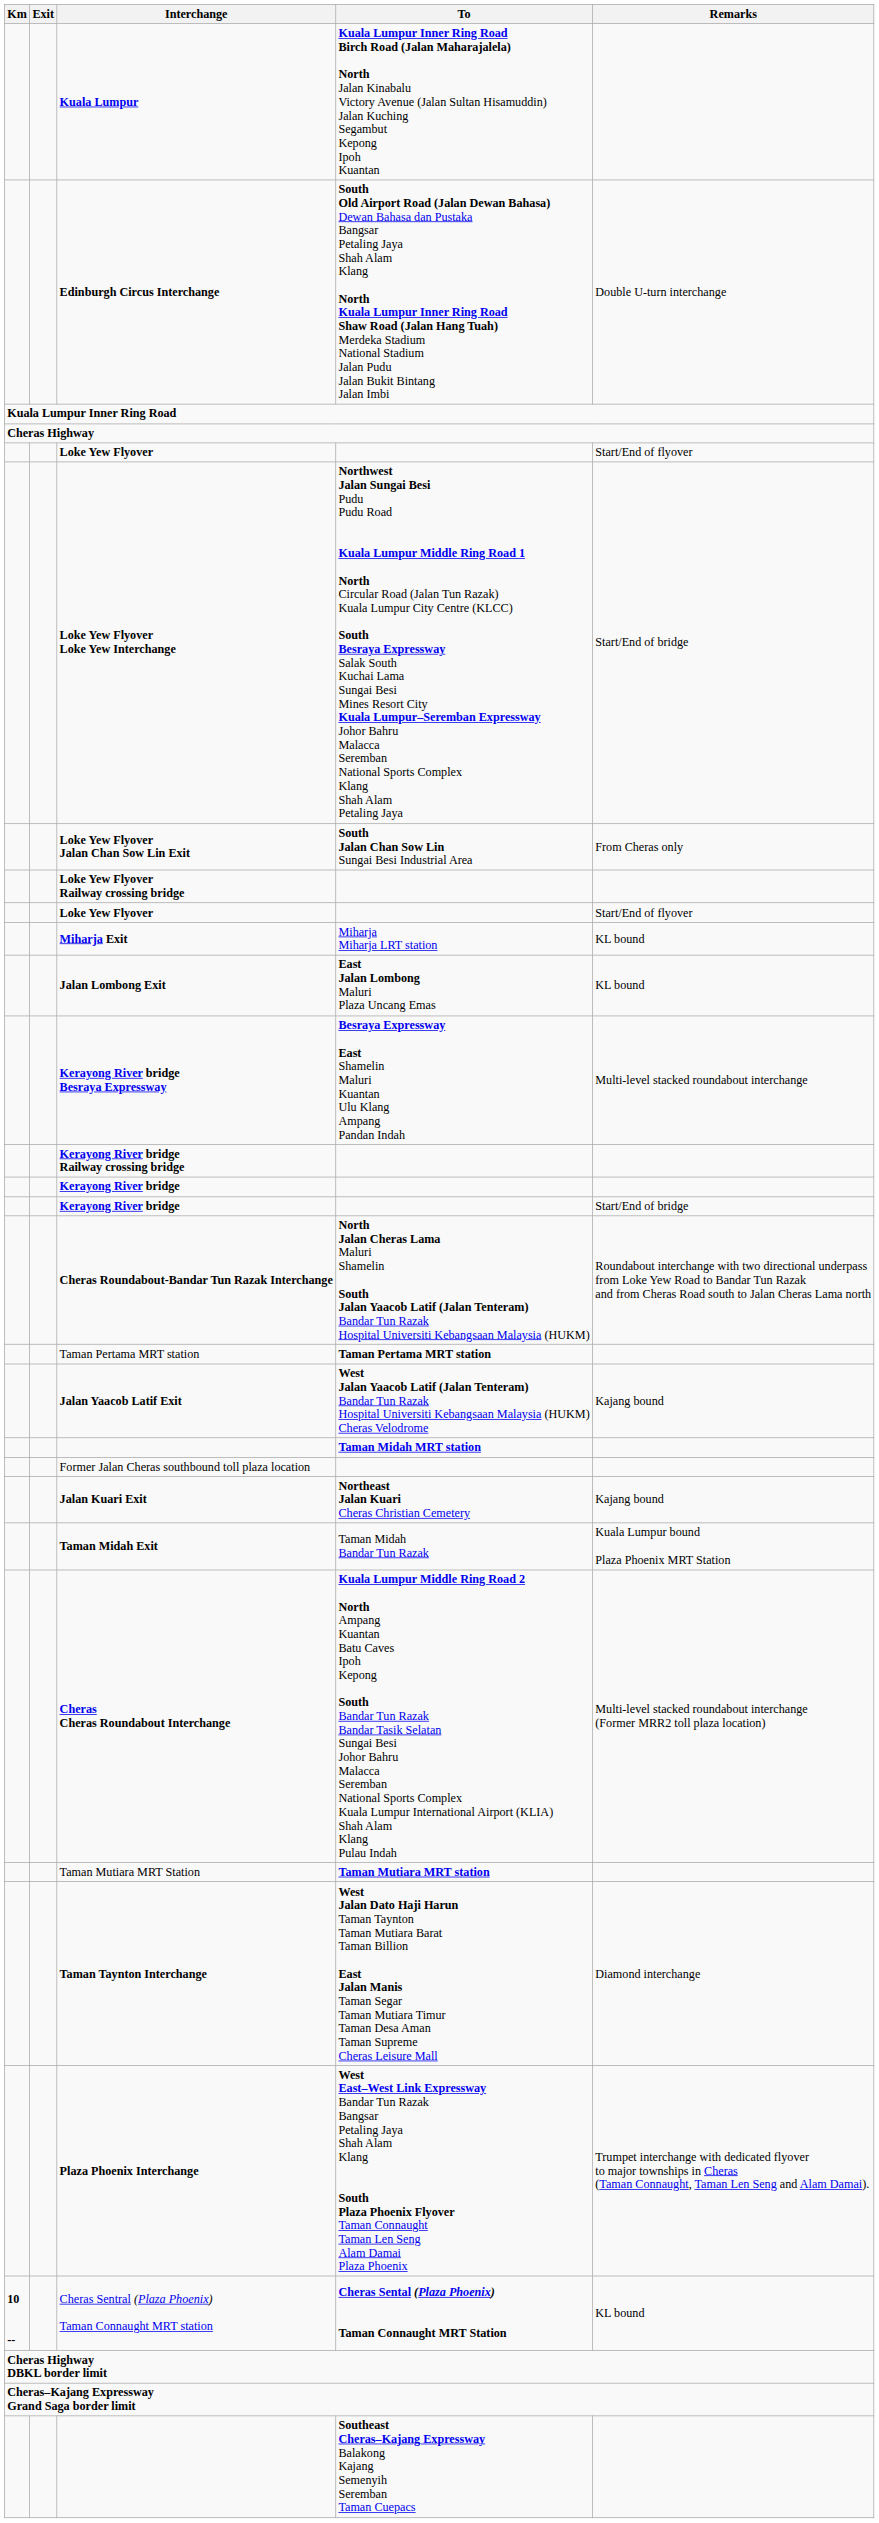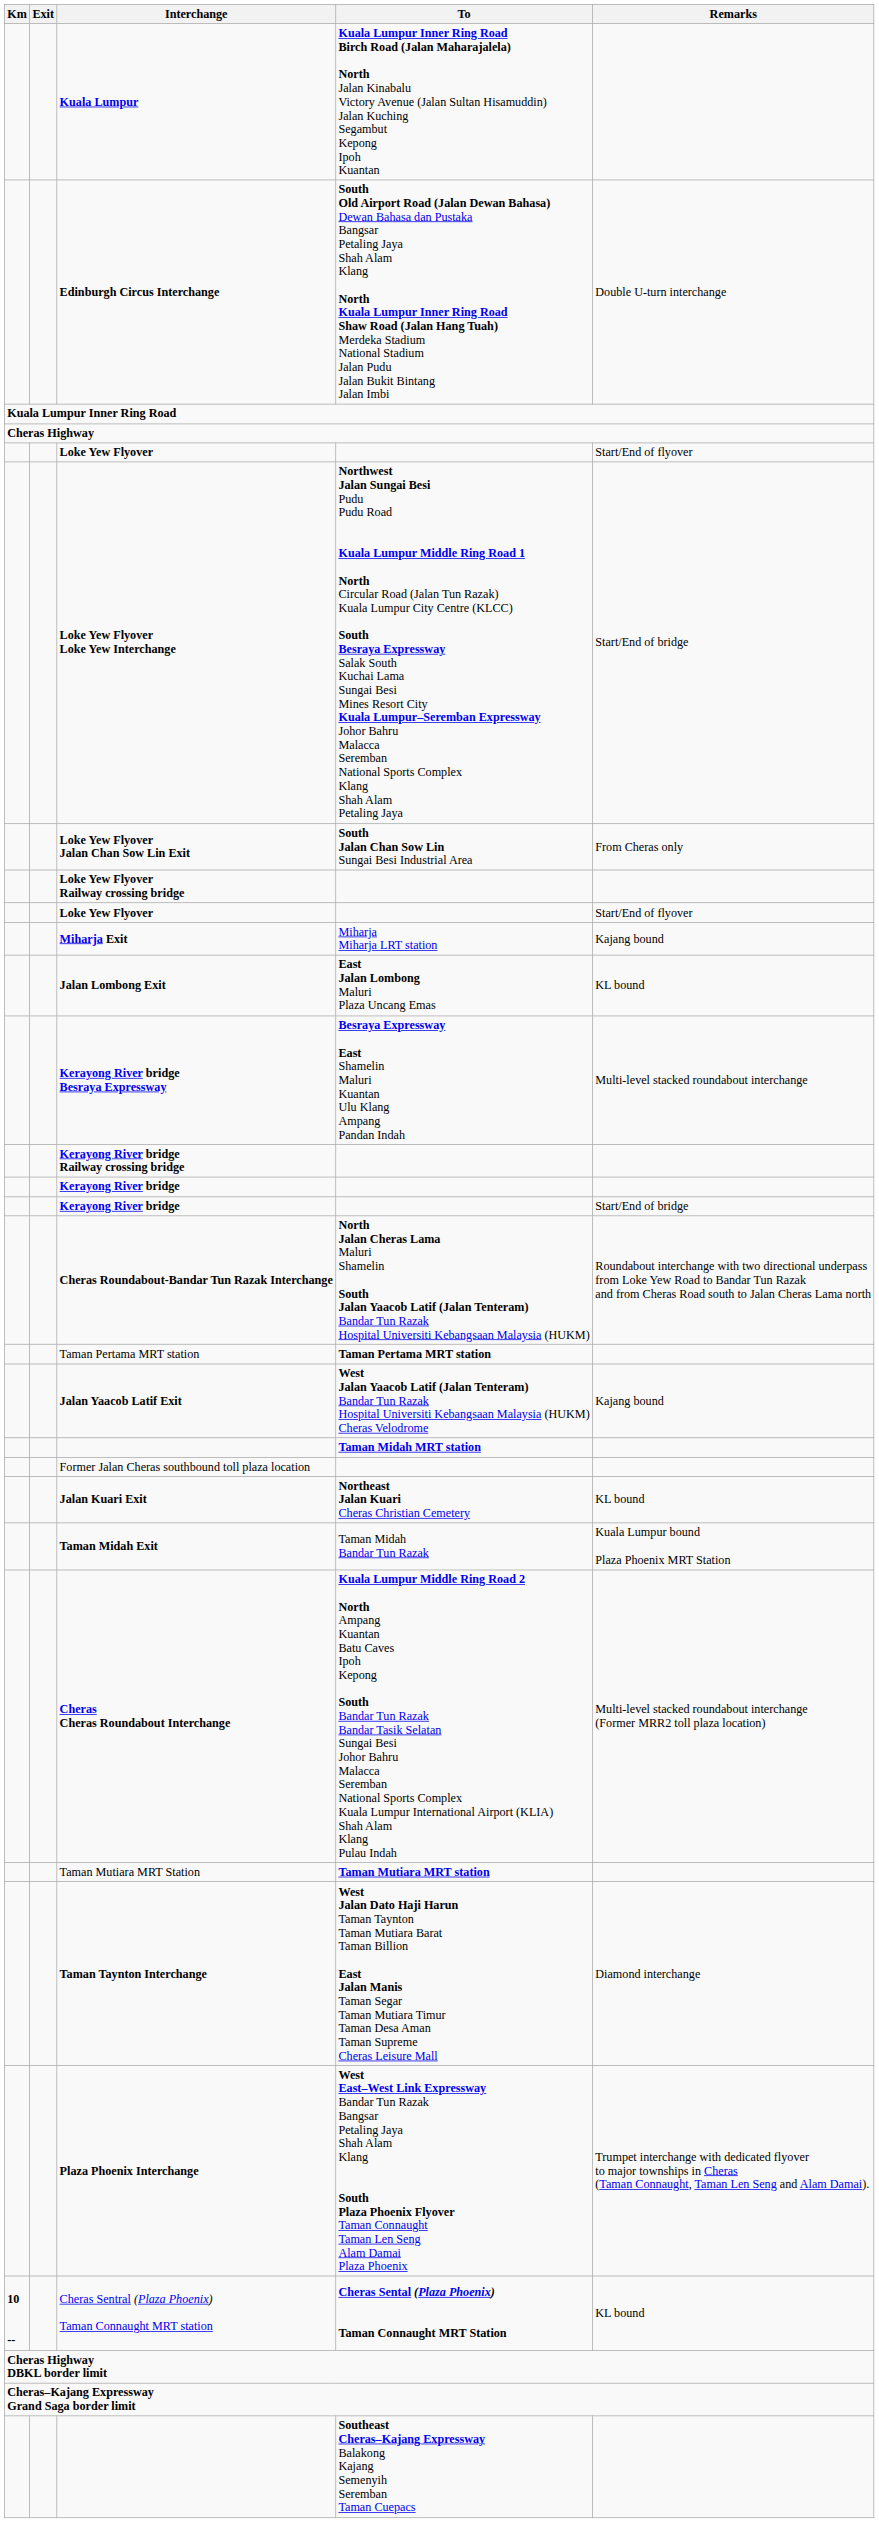(620, 938) KL bound -> (630, 938) Kajang bound
(630, 1499) Kajang bound -> (620, 1499) KL bound
